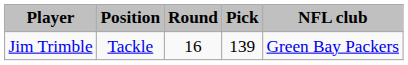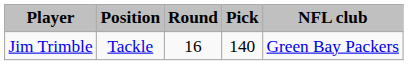(242, 45) 139 -> (242, 45) 140
